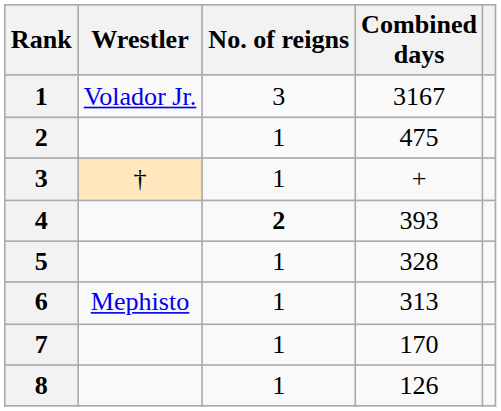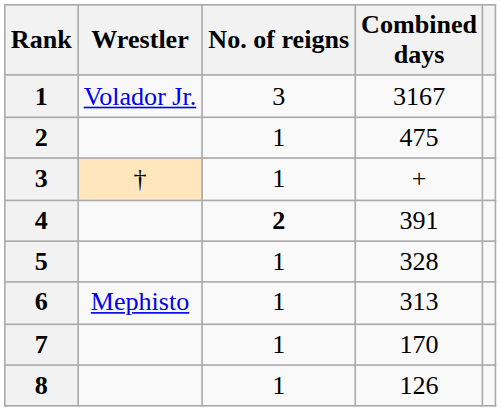(419, 219) 393 -> (419, 219) 391
